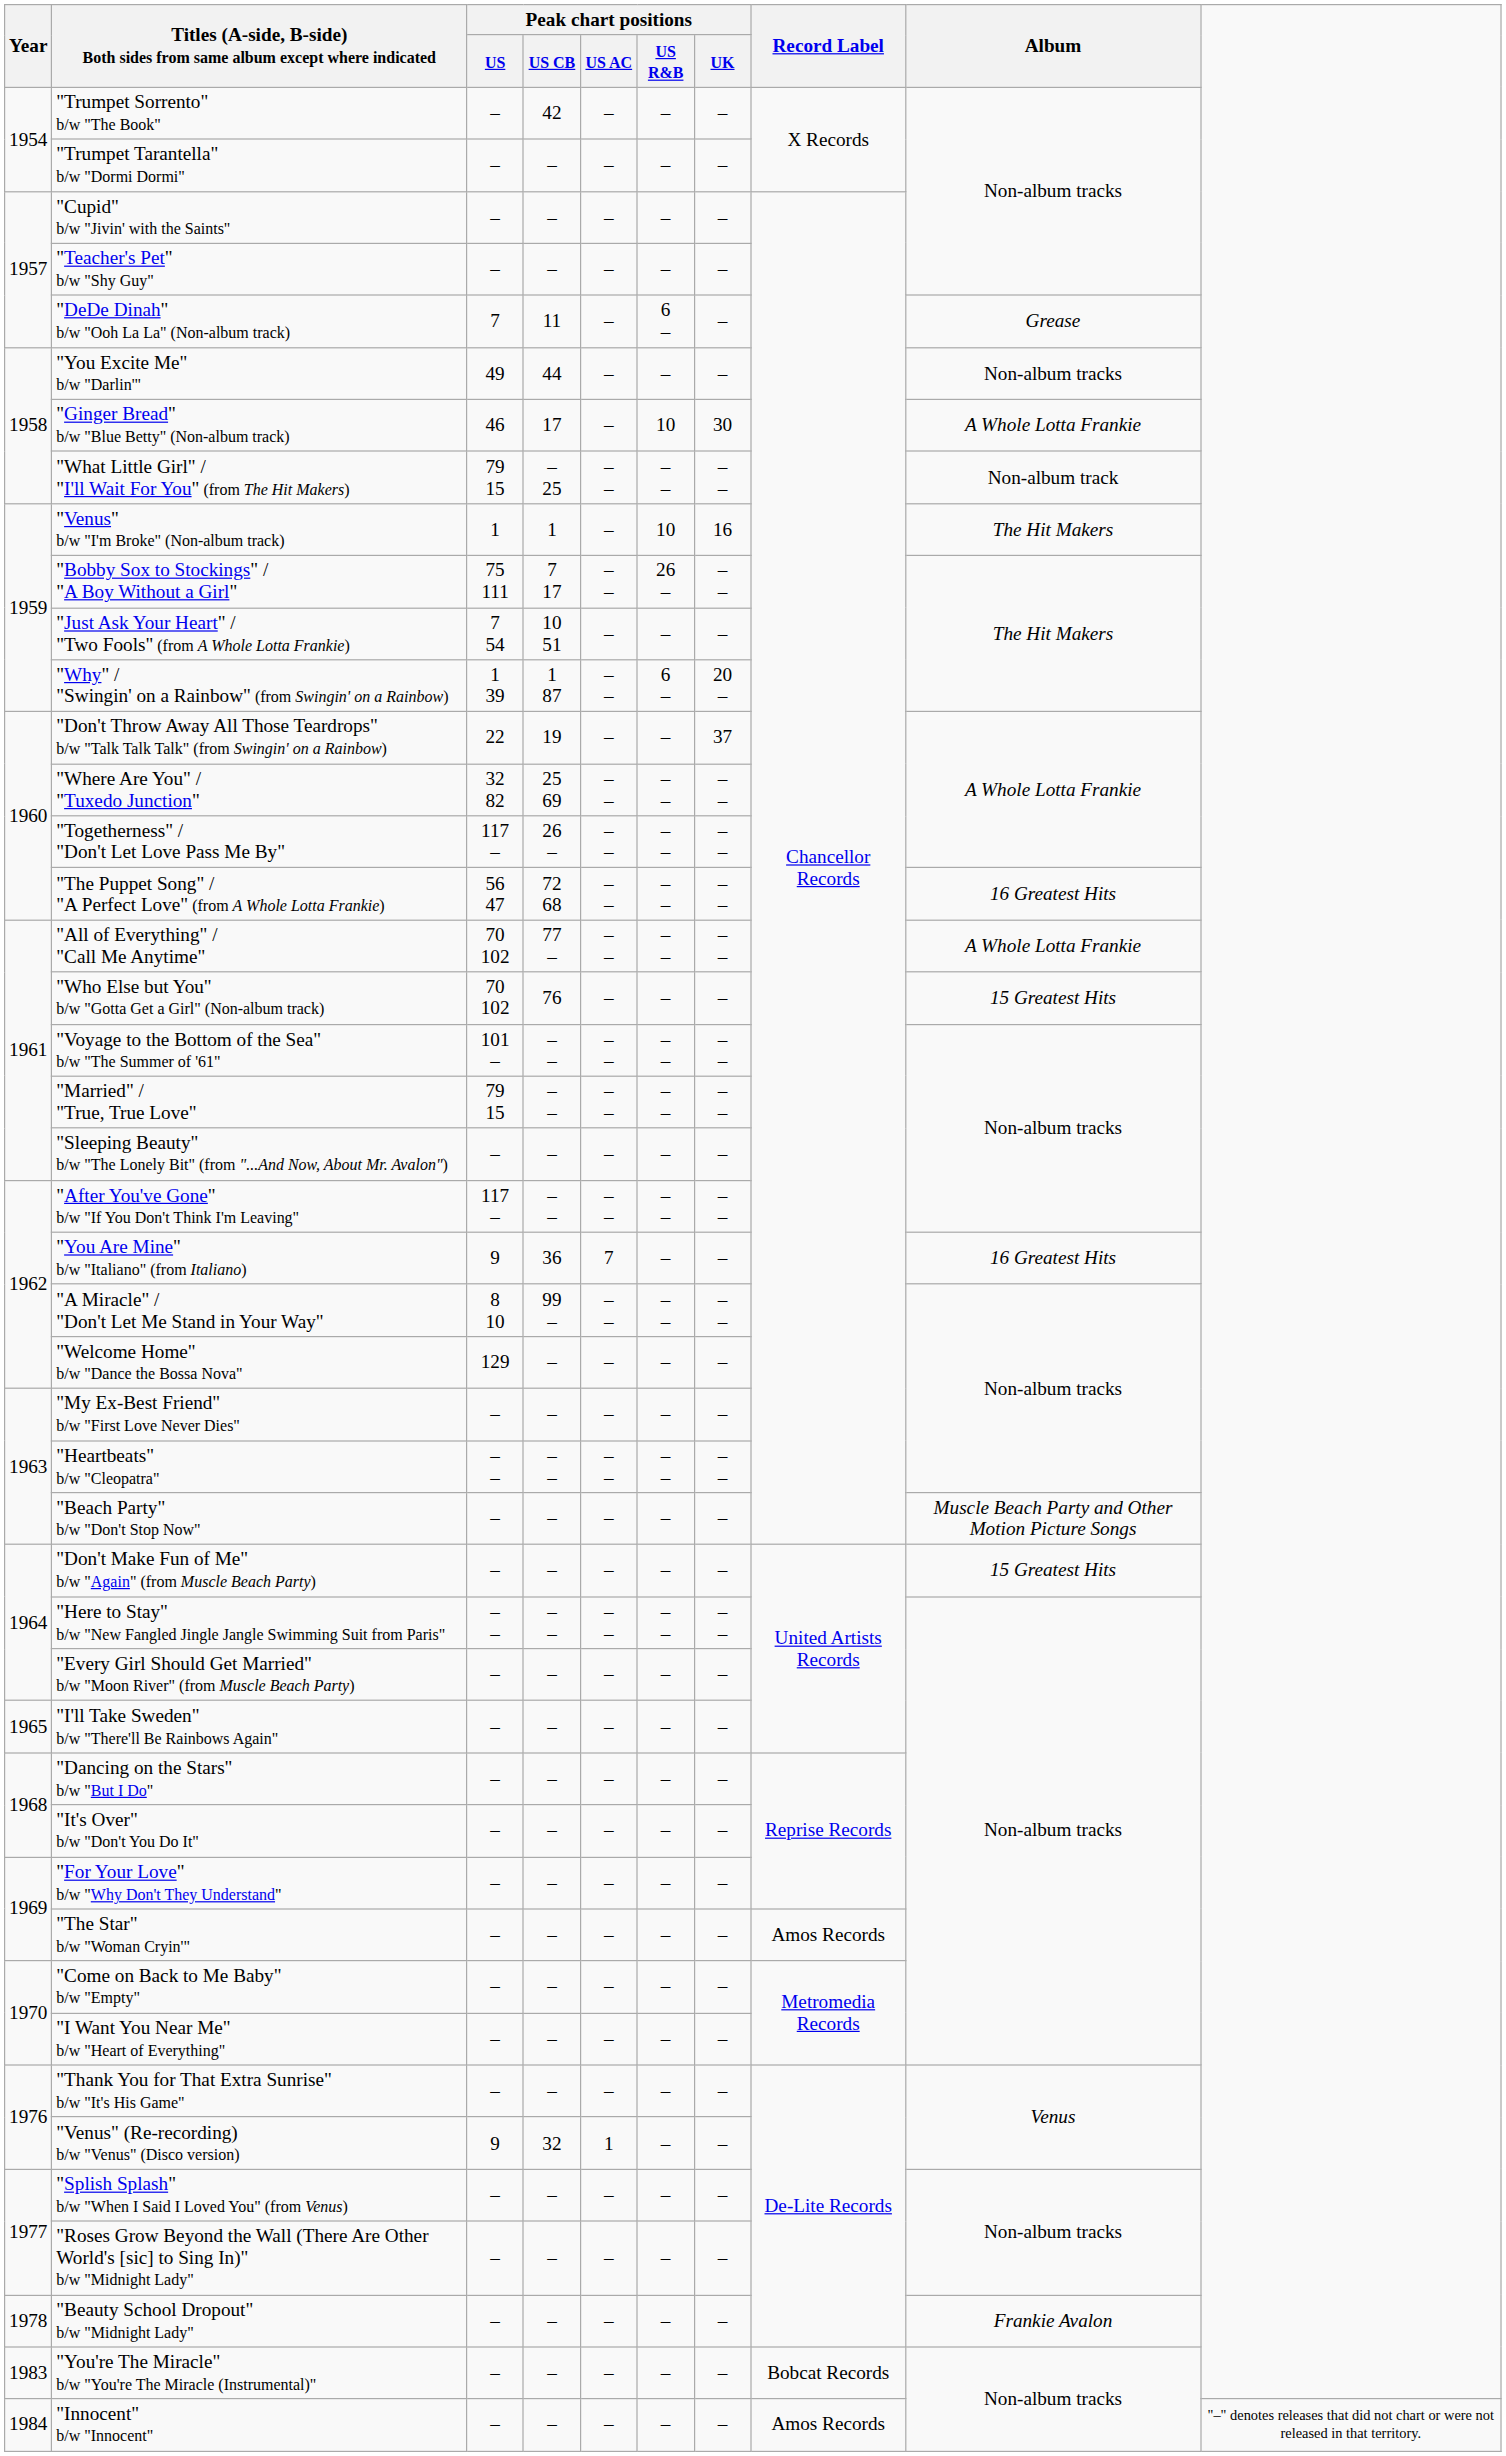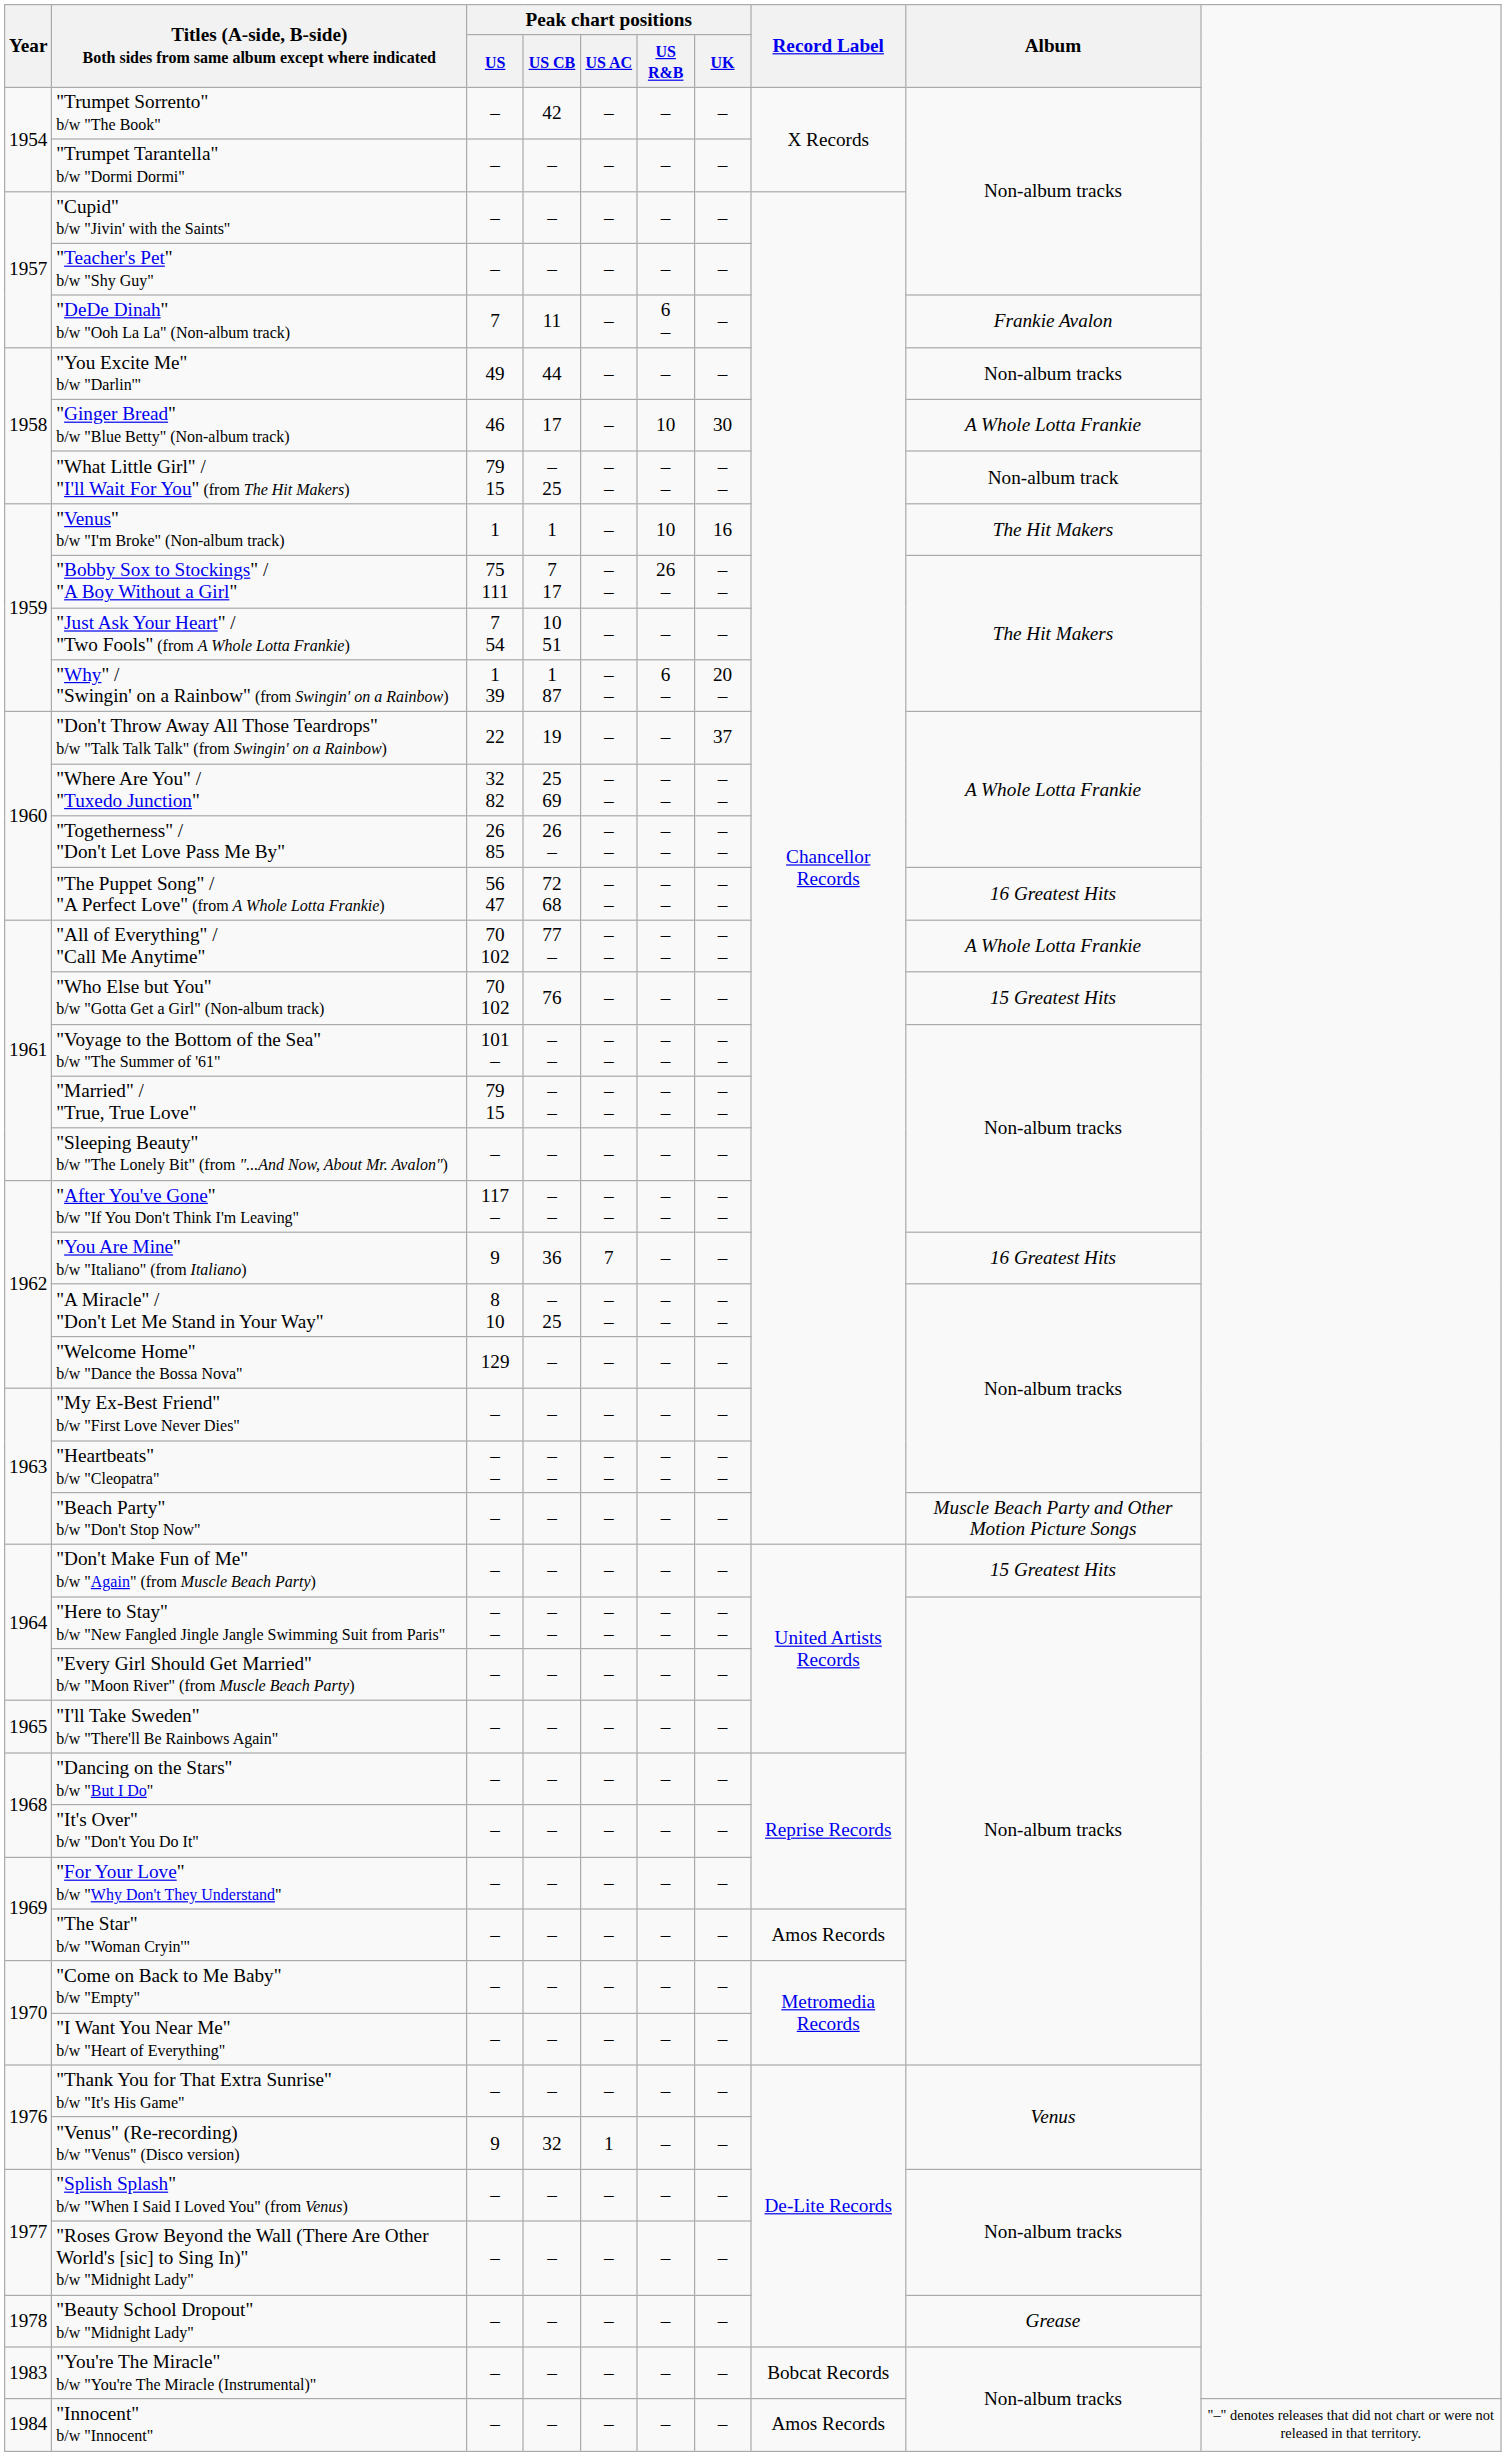(1053, 321) Grease -> (1053, 321) Frankie Avalon
(495, 841) 117 – -> (495, 841) 26 85
(552, 1310) 99 – -> (552, 1310) – 25
(1053, 2320) Frankie Avalon -> (1053, 2320) Grease
